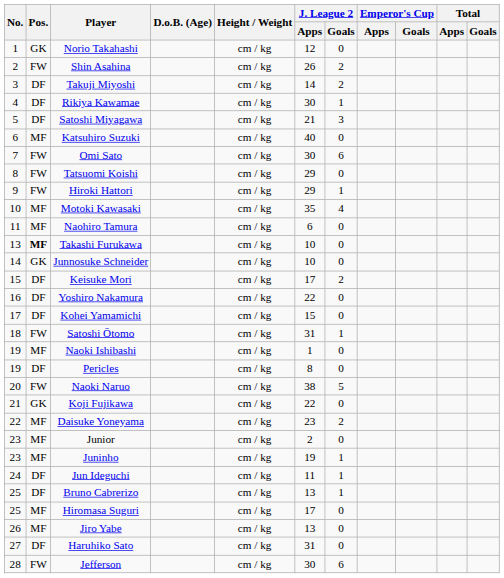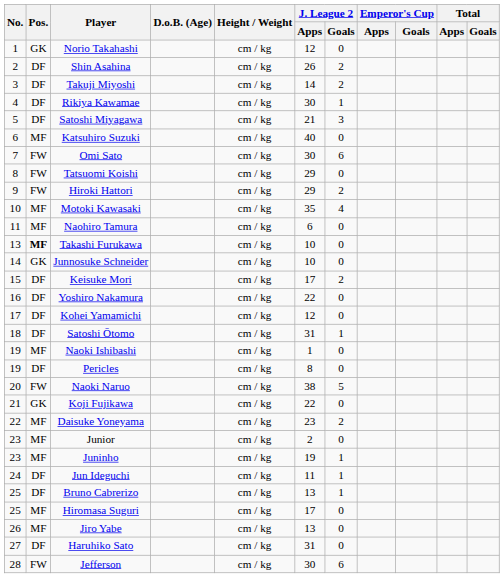(38, 66) FW -> (38, 66) DF
(341, 191) 1 -> (341, 191) 2
(310, 315) 15 -> (310, 315) 12
(38, 333) FW -> (38, 333) DF
